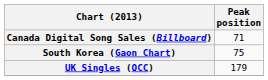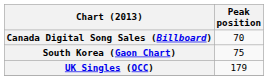(239, 38) 71 -> (239, 38) 70
